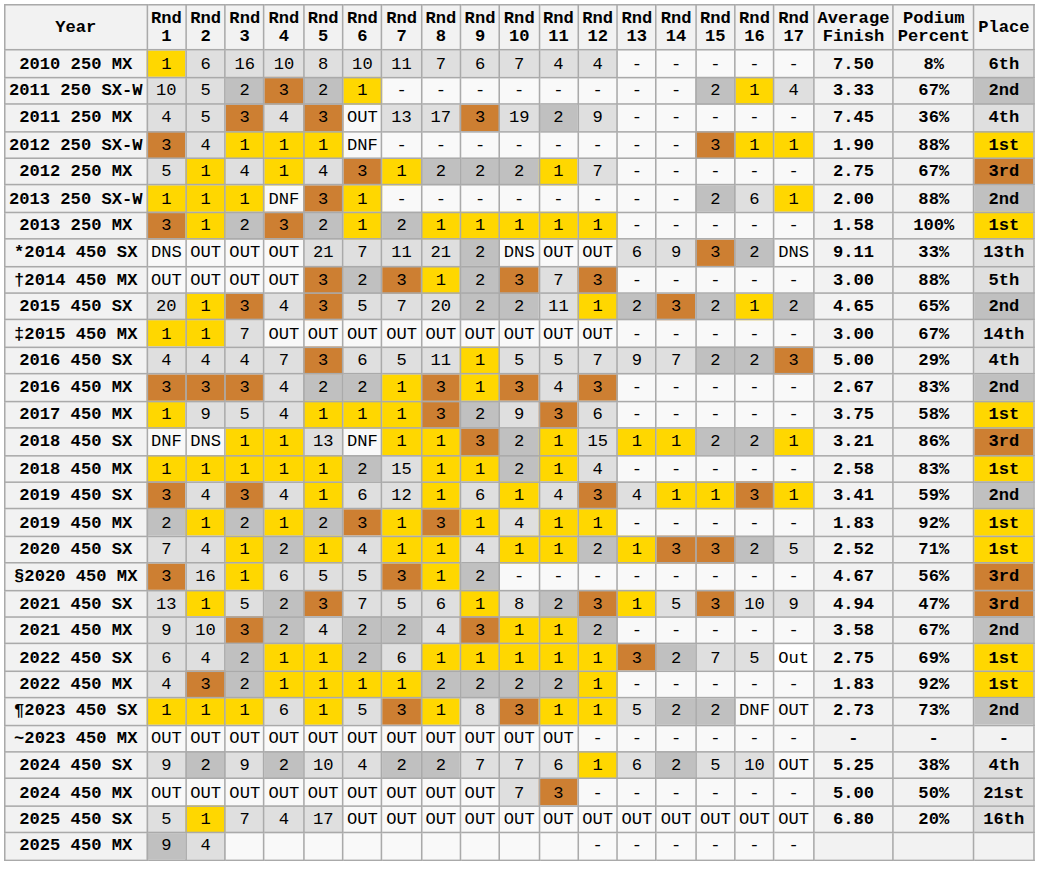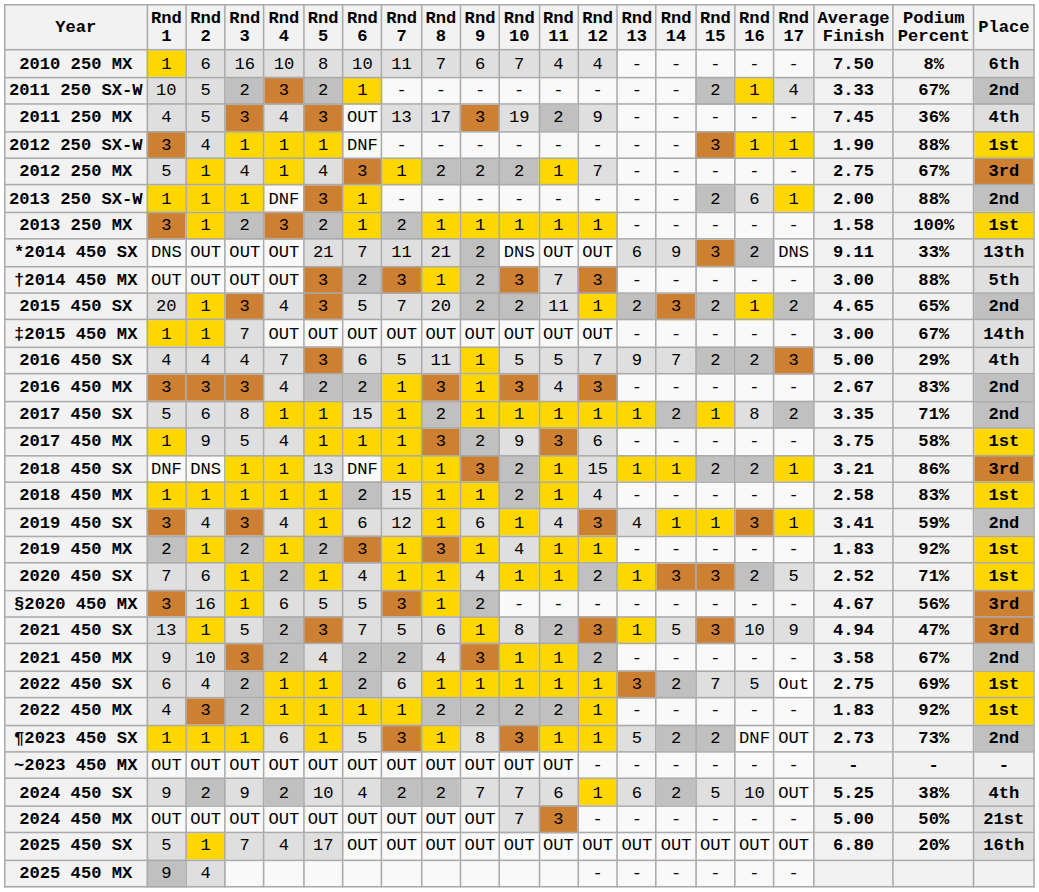+ row: (76, 415)
(206, 550) 4 -> (206, 577) 6
